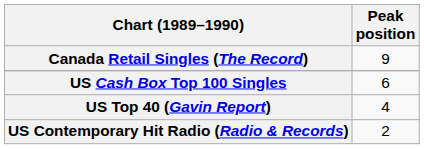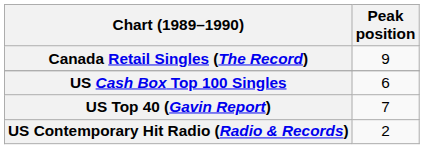(385, 107) 4 -> (385, 107) 7
